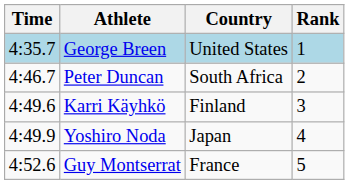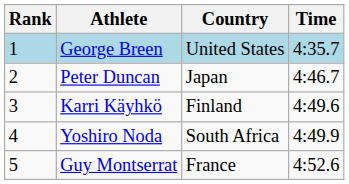columns swapped: (318, 19) <-> (32, 19)
(236, 77) South Africa -> (207, 77) Japan
(210, 135) Japan -> (233, 135) South Africa
